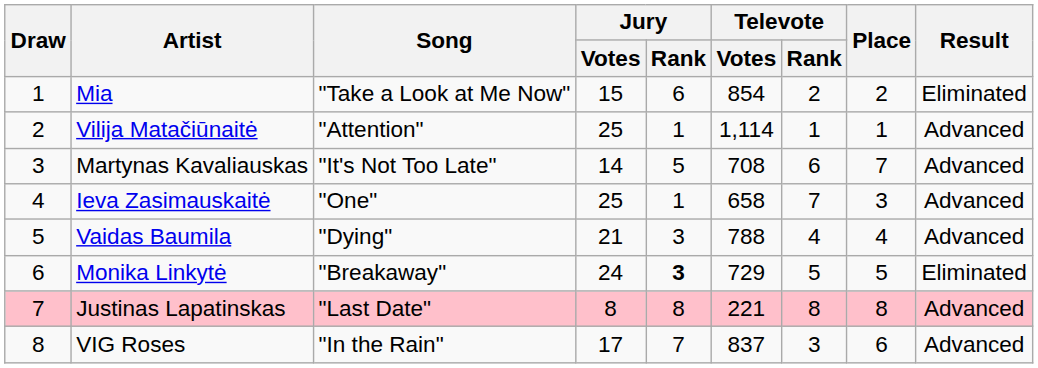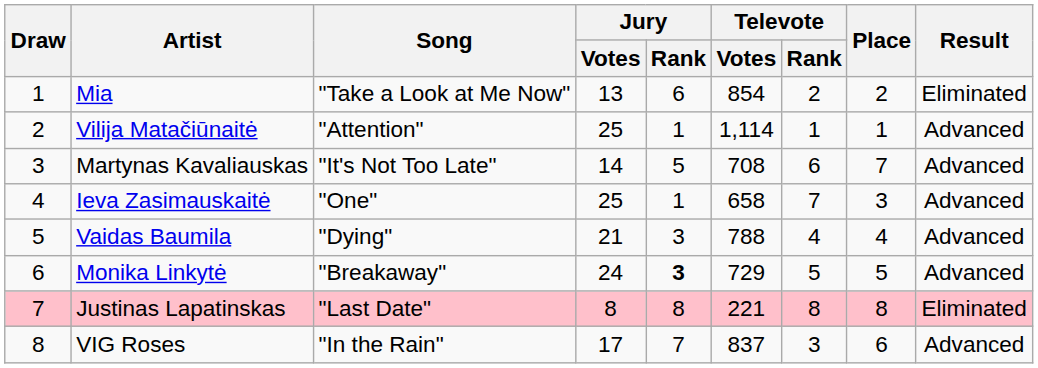(611, 93) 15 -> (611, 93) 13
(974, 272) Eliminated -> (974, 272) Advanced
(974, 308) Advanced -> (974, 308) Eliminated
